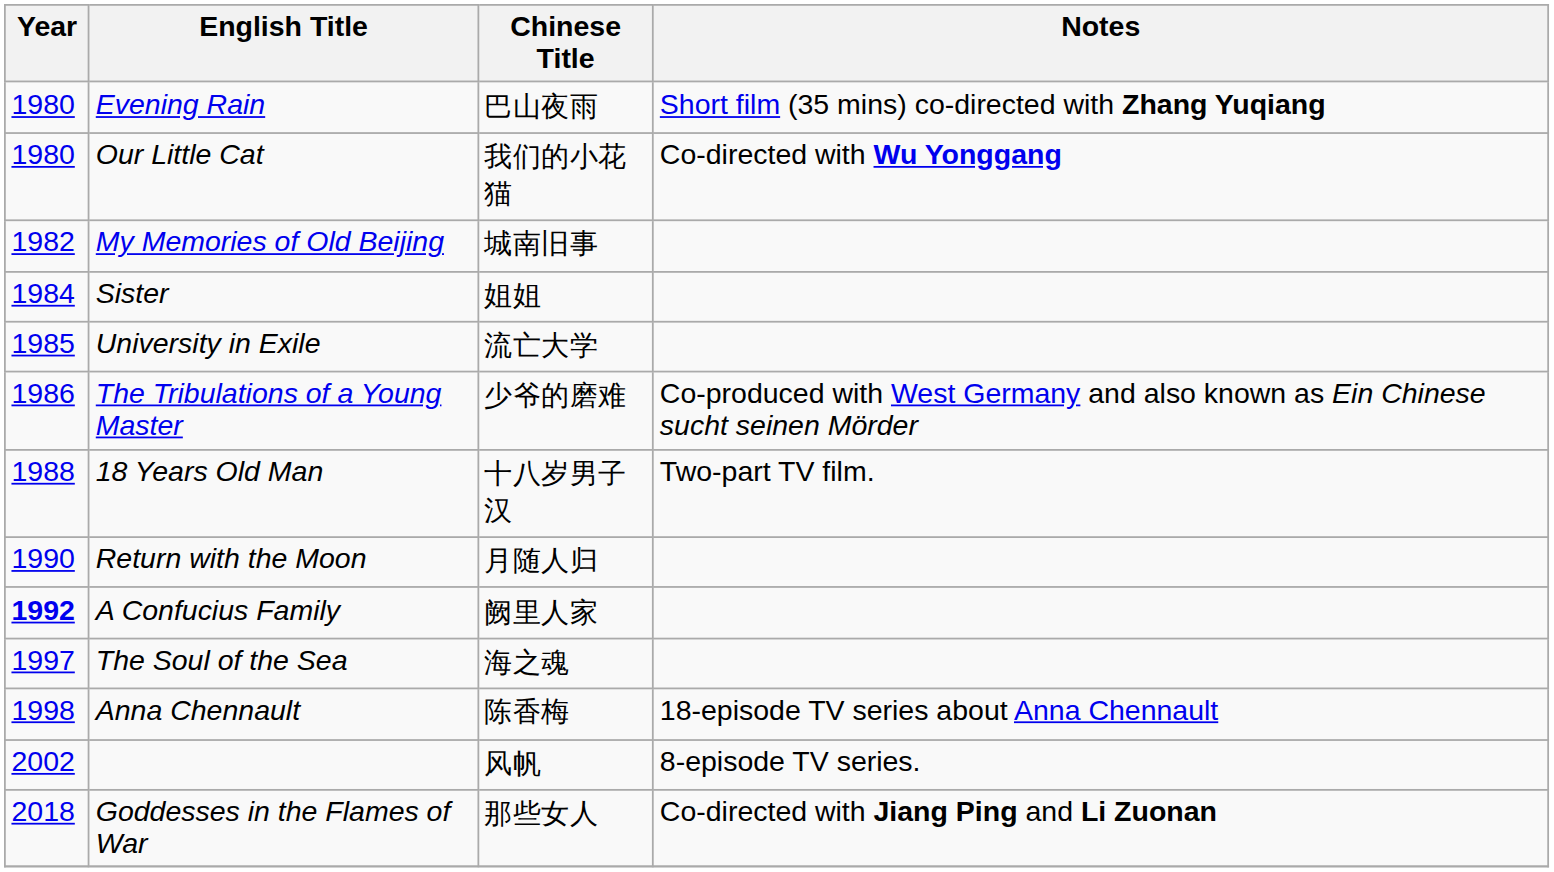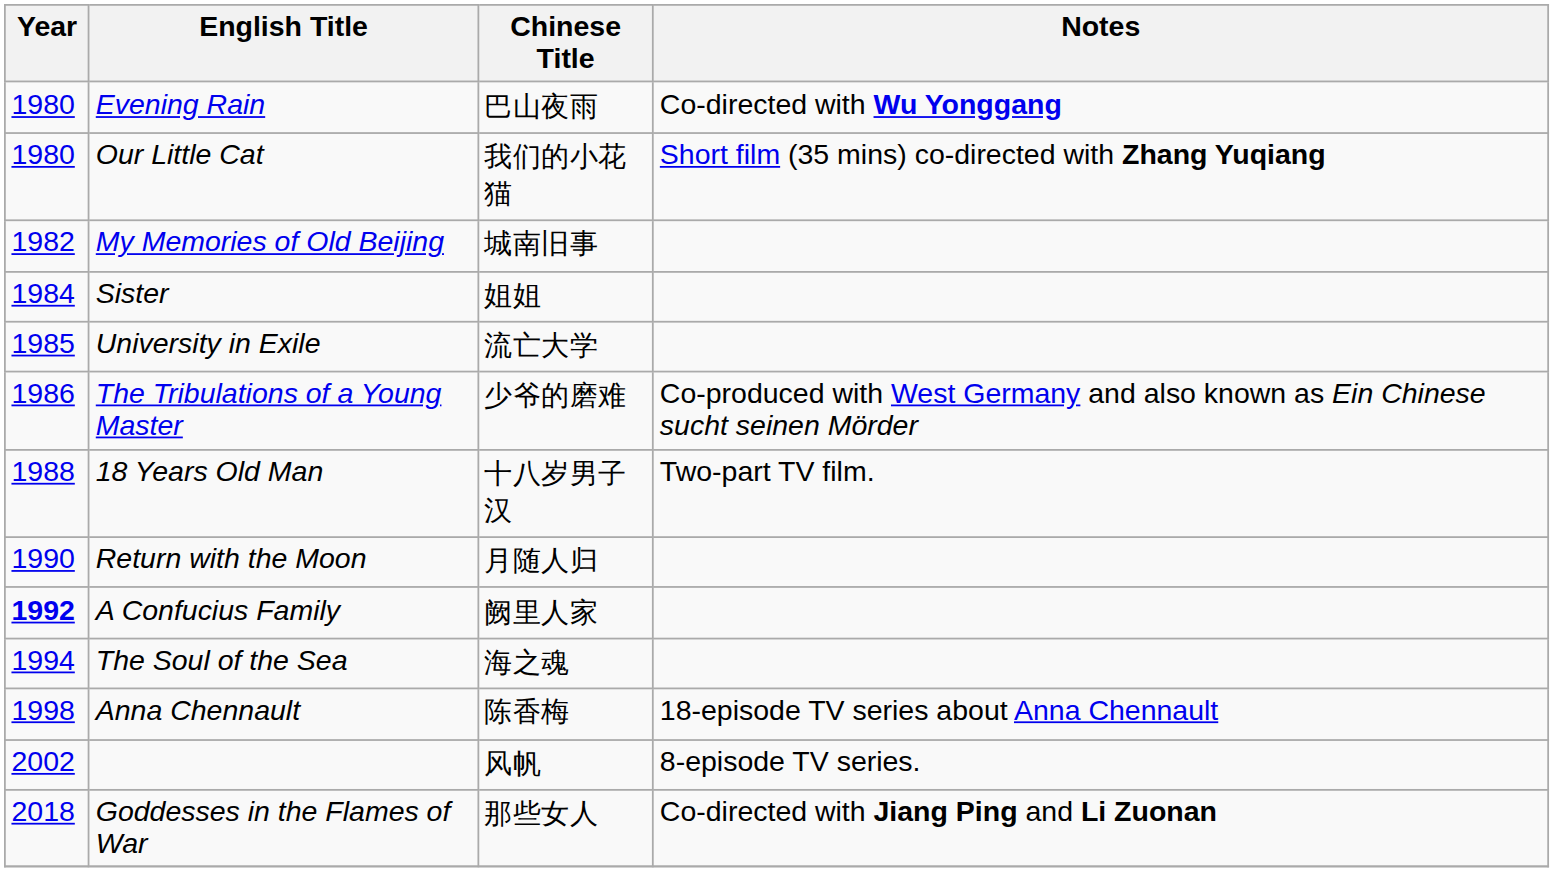(993, 104) Short film (35 mins) co-directed with Zhang Yuqiang -> (861, 104) Co-directed with Wu Yonggang
(861, 154) Co-directed with Wu Yonggang -> (993, 154) Short film (35 mins) co-directed with Zhang Yuqiang
(43, 660) 1997 -> (43, 660) 1994
